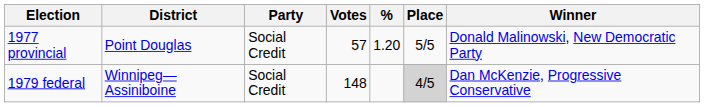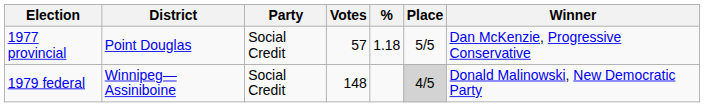(387, 45) 1.20 -> (387, 45) 1.18
(562, 45) Donald Malinowski, New Democratic Party -> (535, 45) Dan McKenzie, Progressive Conservative
(535, 83) Dan McKenzie, Progressive Conservative -> (562, 83) Donald Malinowski, New Democratic Party
